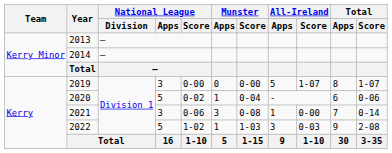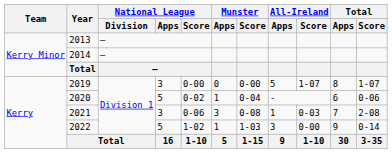(309, 112) 0-00 -> (309, 112) 0-03
(369, 112) 0-14 -> (369, 112) 2-08
(309, 127) 0-03 -> (309, 127) 0-00
(369, 127) 2-08 -> (369, 127) 0-14
